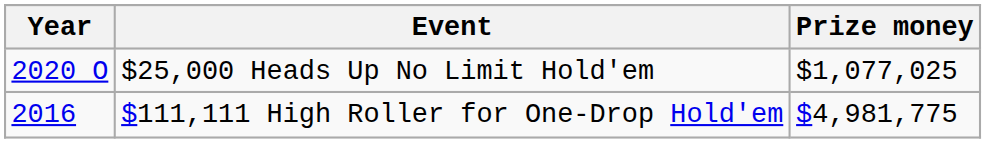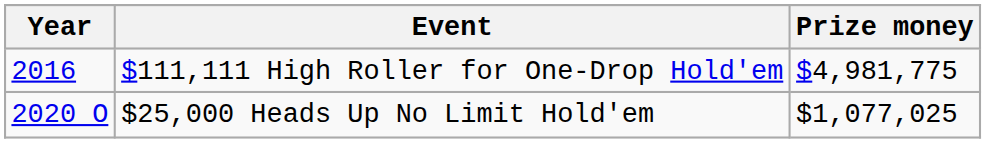rows swapped: (452, 115) <-> (388, 71)
